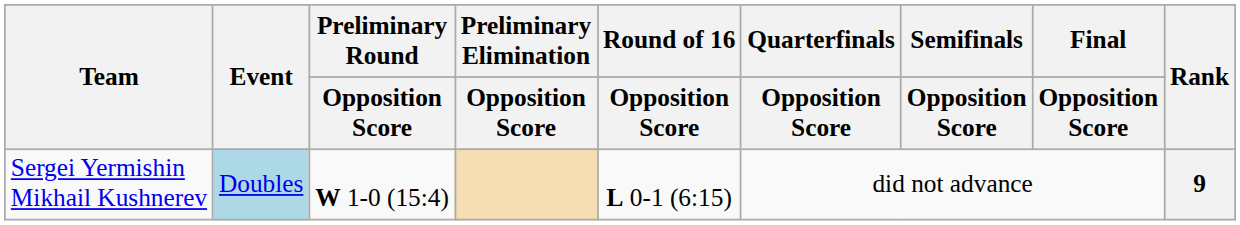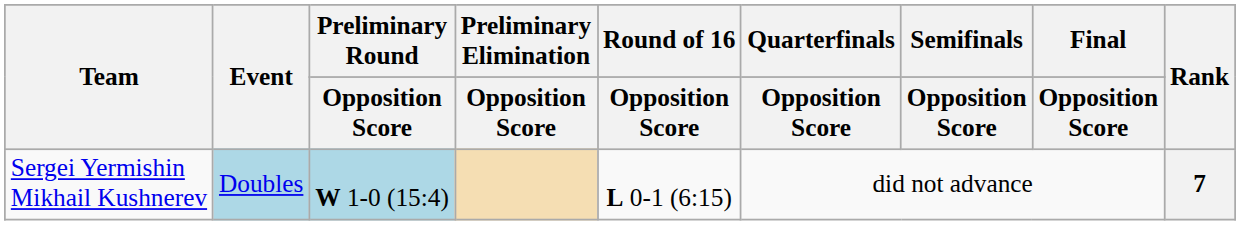(382, 199) no background -> (382, 199) lightblue background
(1199, 184) 9 -> (1199, 184) 7
